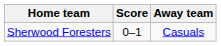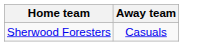- column: (132, 13)
